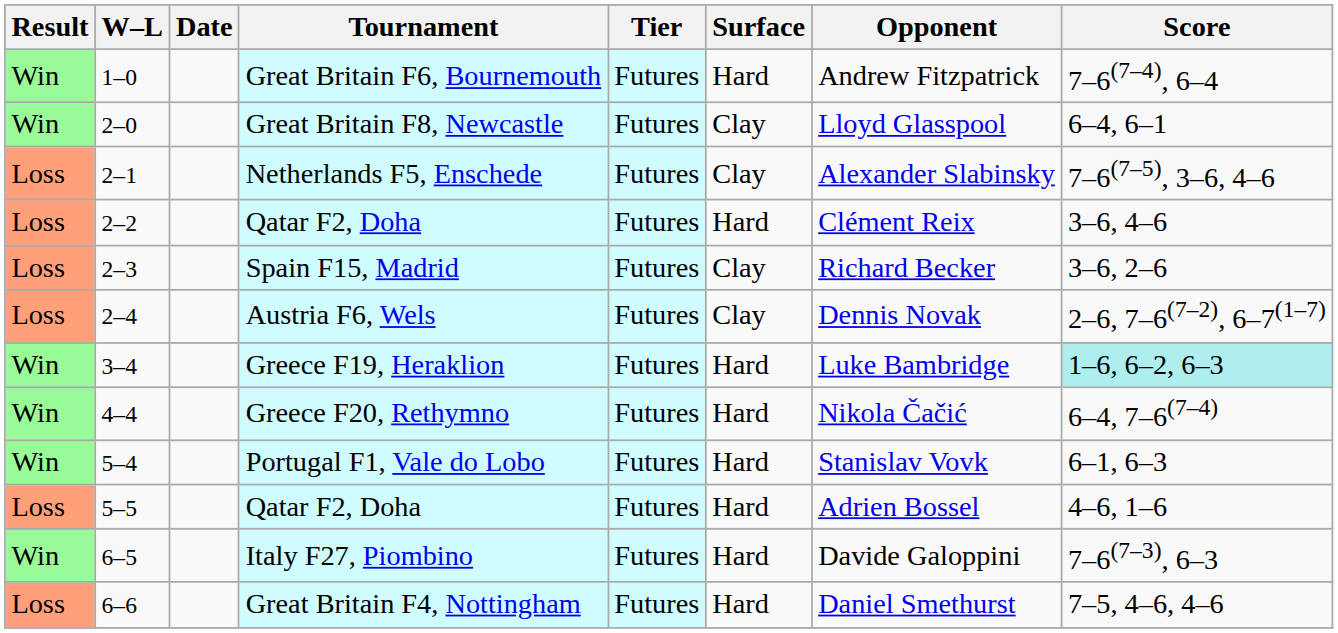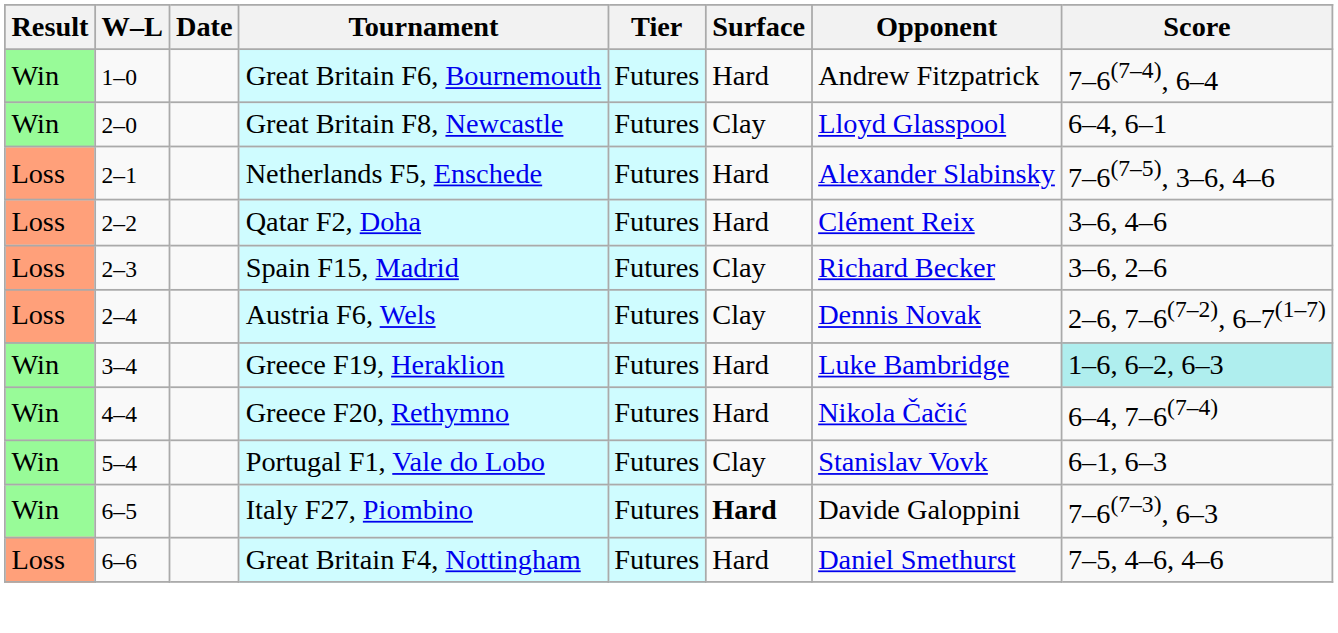(739, 173) Clay -> (741, 173) Hard
(741, 461) Hard -> (739, 461) Clay
- row: (119, 508)
(741, 555) normal -> (745, 510) bold
